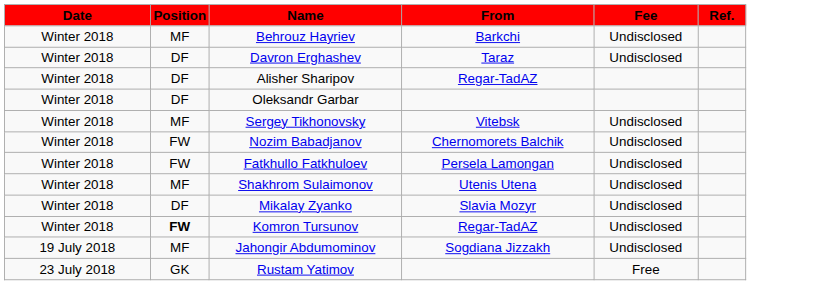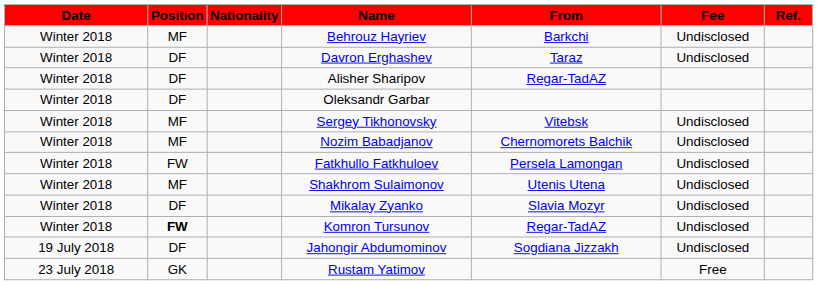+ column: (244, 15)
(180, 142) FW -> (177, 142) MF
(180, 248) MF -> (177, 248) DF
